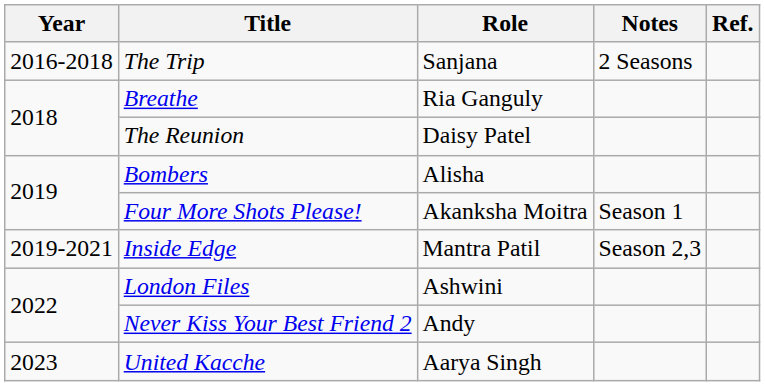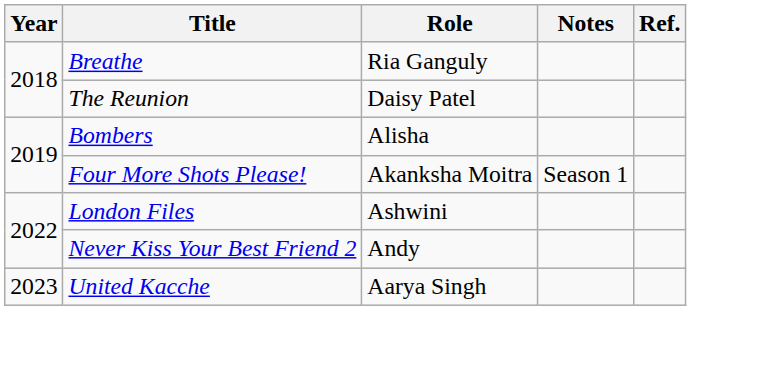- row: (164, 60)
- row: (180, 248)
